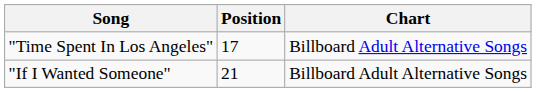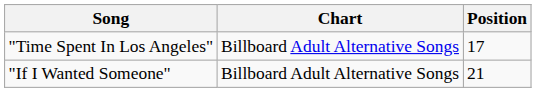columns swapped: (408, 18) <-> (251, 18)
